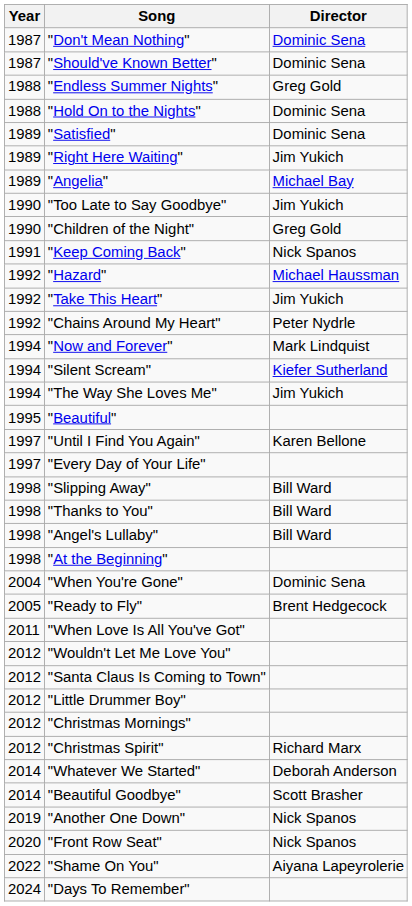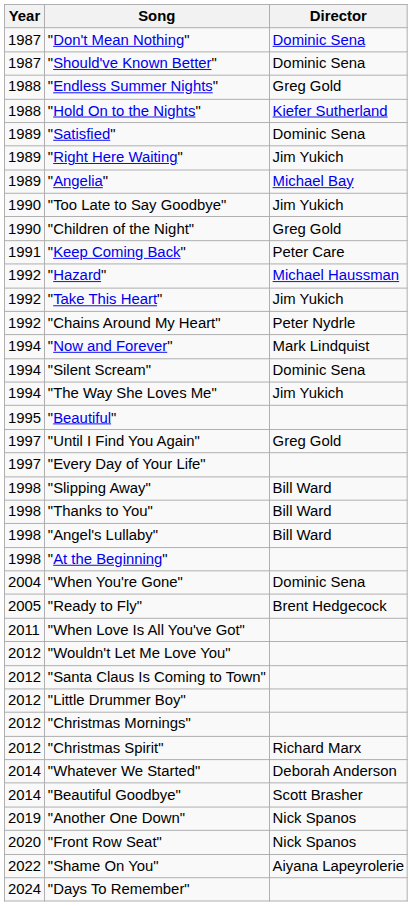(319, 110) Dominic Sena -> (330, 110) Kiefer Sutherland
(314, 252) Nick Spanos -> (309, 252) Peter Care
(330, 370) Kiefer Sutherland -> (319, 370) Dominic Sena
(319, 441) Karen Bellone -> (307, 441) Greg Gold
